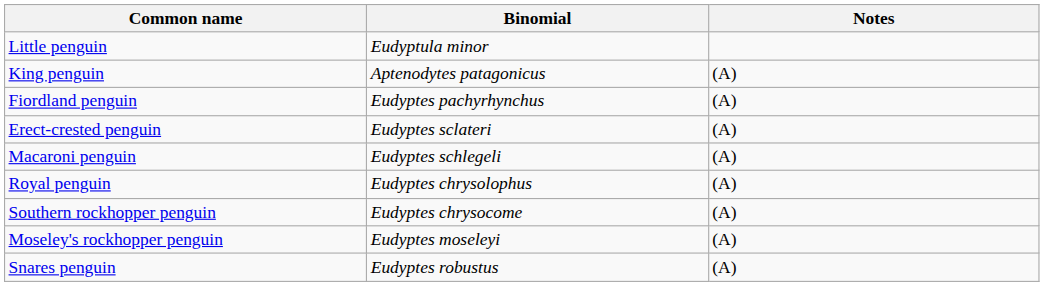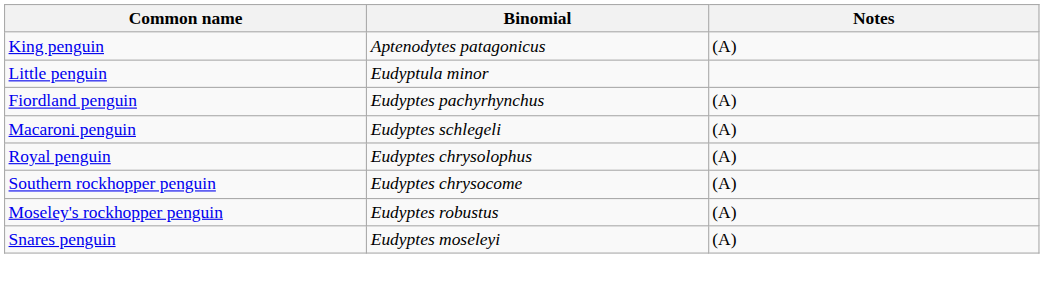rows swapped: (56, 73) <-> (58, 45)
- row: (85, 128)
(435, 239) Eudyptes moseleyi -> (435, 211) Eudyptes robustus
(435, 267) Eudyptes robustus -> (435, 239) Eudyptes moseleyi
